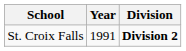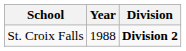(103, 35) 1991 -> (103, 35) 1988
